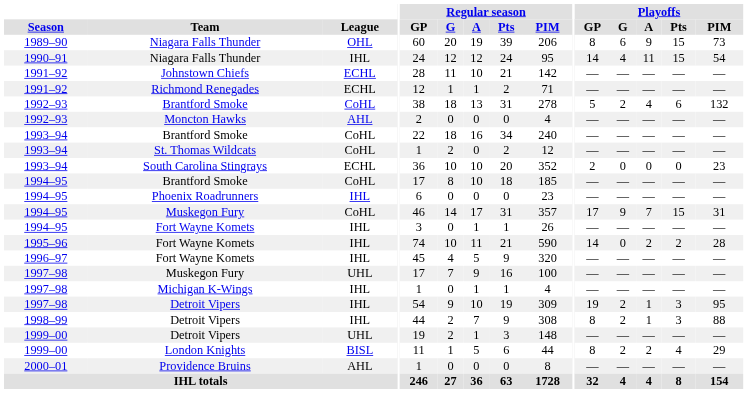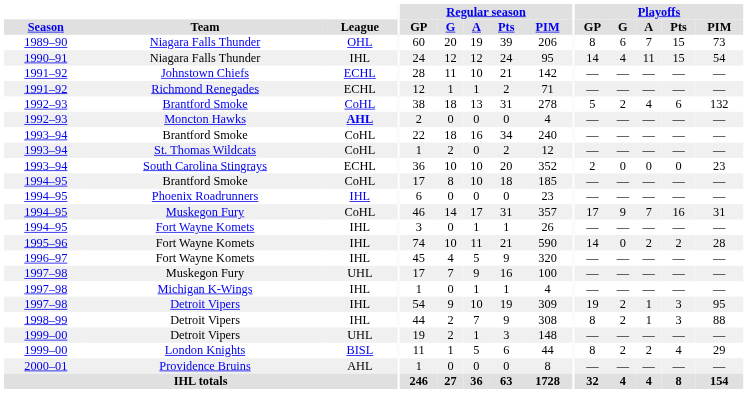(649, 42) 9 -> (649, 42) 7
(360, 119) normal -> (360, 119) bold
(679, 212) 15 -> (679, 212) 16
